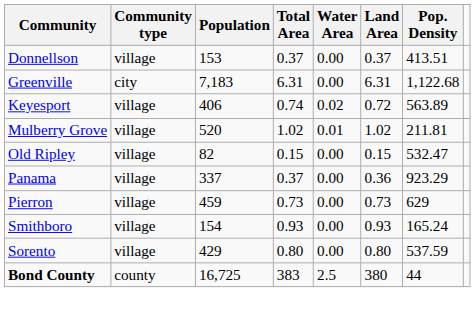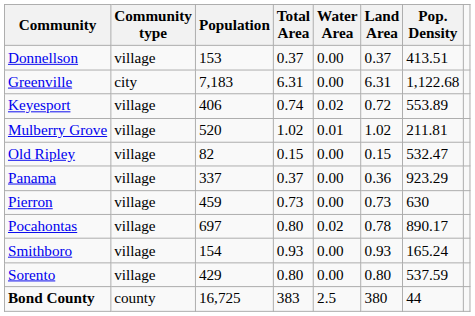(427, 105) 563.89 -> (427, 105) 553.89
(418, 202) 629 -> (418, 202) 630
+ row: (43, 226)
